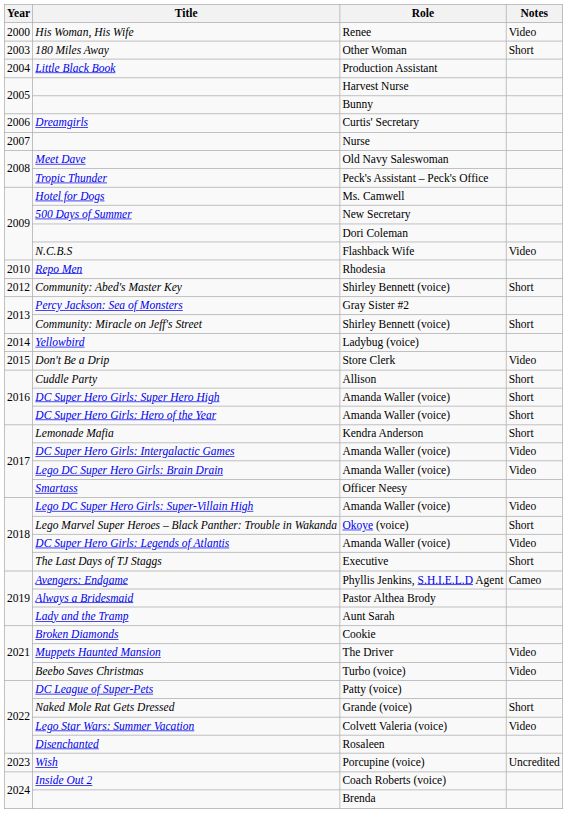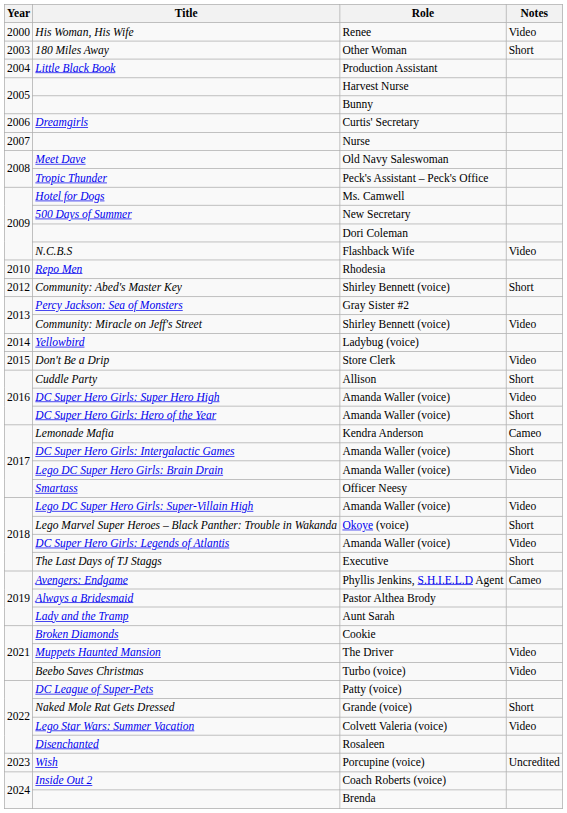(521, 324) Short -> (522, 324) Video
(521, 397) Short -> (522, 397) Video
(521, 433) Short -> (525, 433) Cameo
(522, 452) Video -> (521, 452) Short
